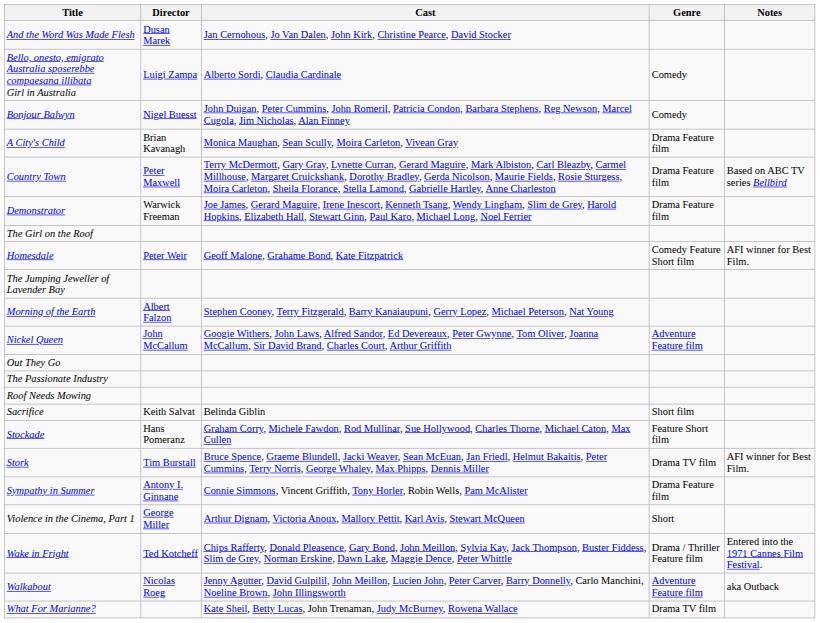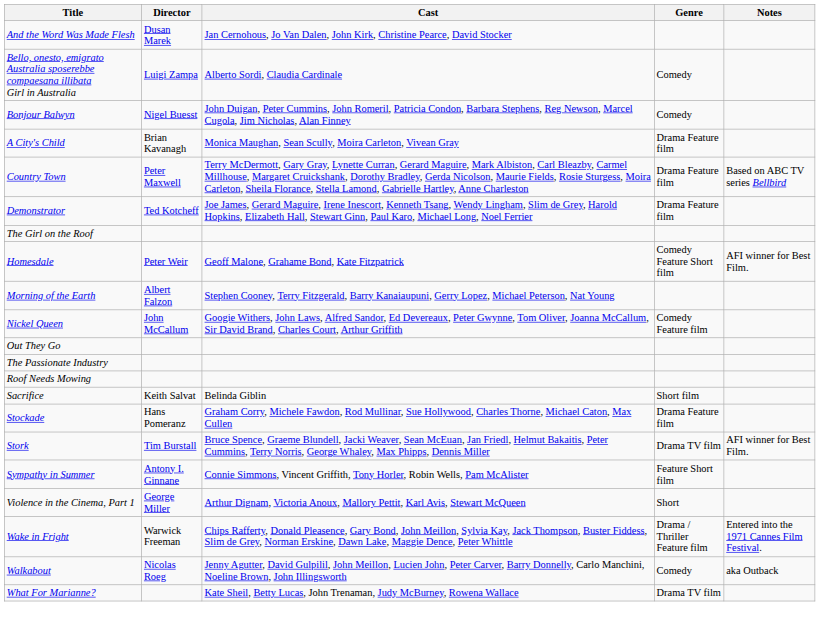(162, 211) Warwick Freeman -> (171, 211) Ted Kotcheff
- row: (58, 284)
(677, 340) Adventure Feature film -> (682, 323) Comedy Feature film
(680, 434) Feature Short film -> (688, 418) Drama Feature film
(683, 490) Drama Feature film -> (685, 474) Feature Short film
(171, 553) Ted Kotcheff -> (163, 536) Warwick Freeman
(677, 587) Adventure Feature film -> (674, 570) Comedy
